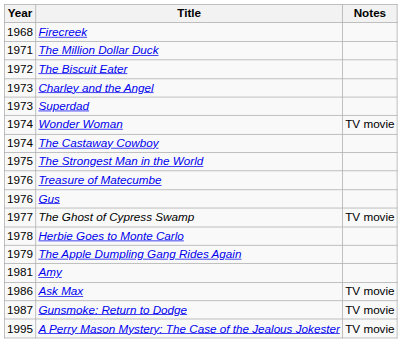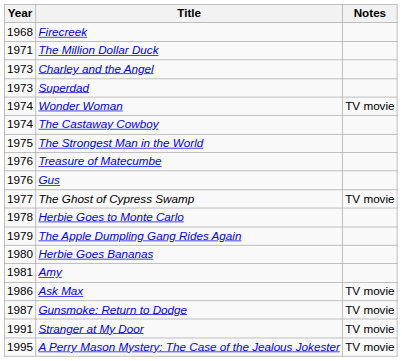- row: (83, 69)
+ row: (96, 254)
+ row: (91, 328)
